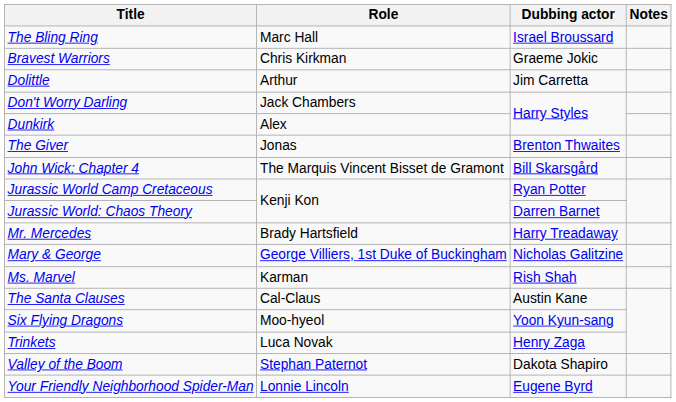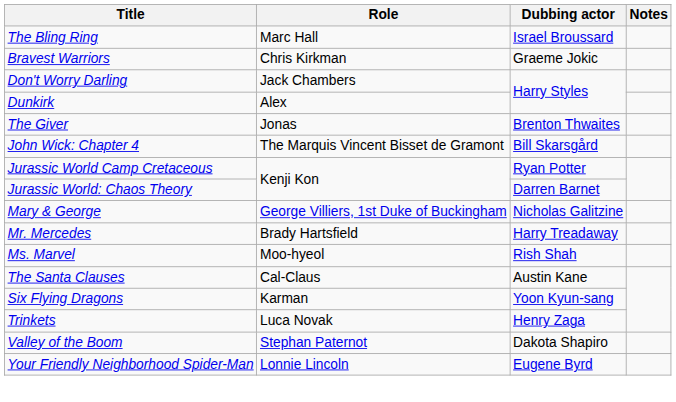- row: (29, 80)
rows swapped: (54, 255) <-> (49, 233)
(284, 277) Karman -> (292, 255) Moo-hyeol
(292, 320) Moo-hyeol -> (284, 299) Karman
